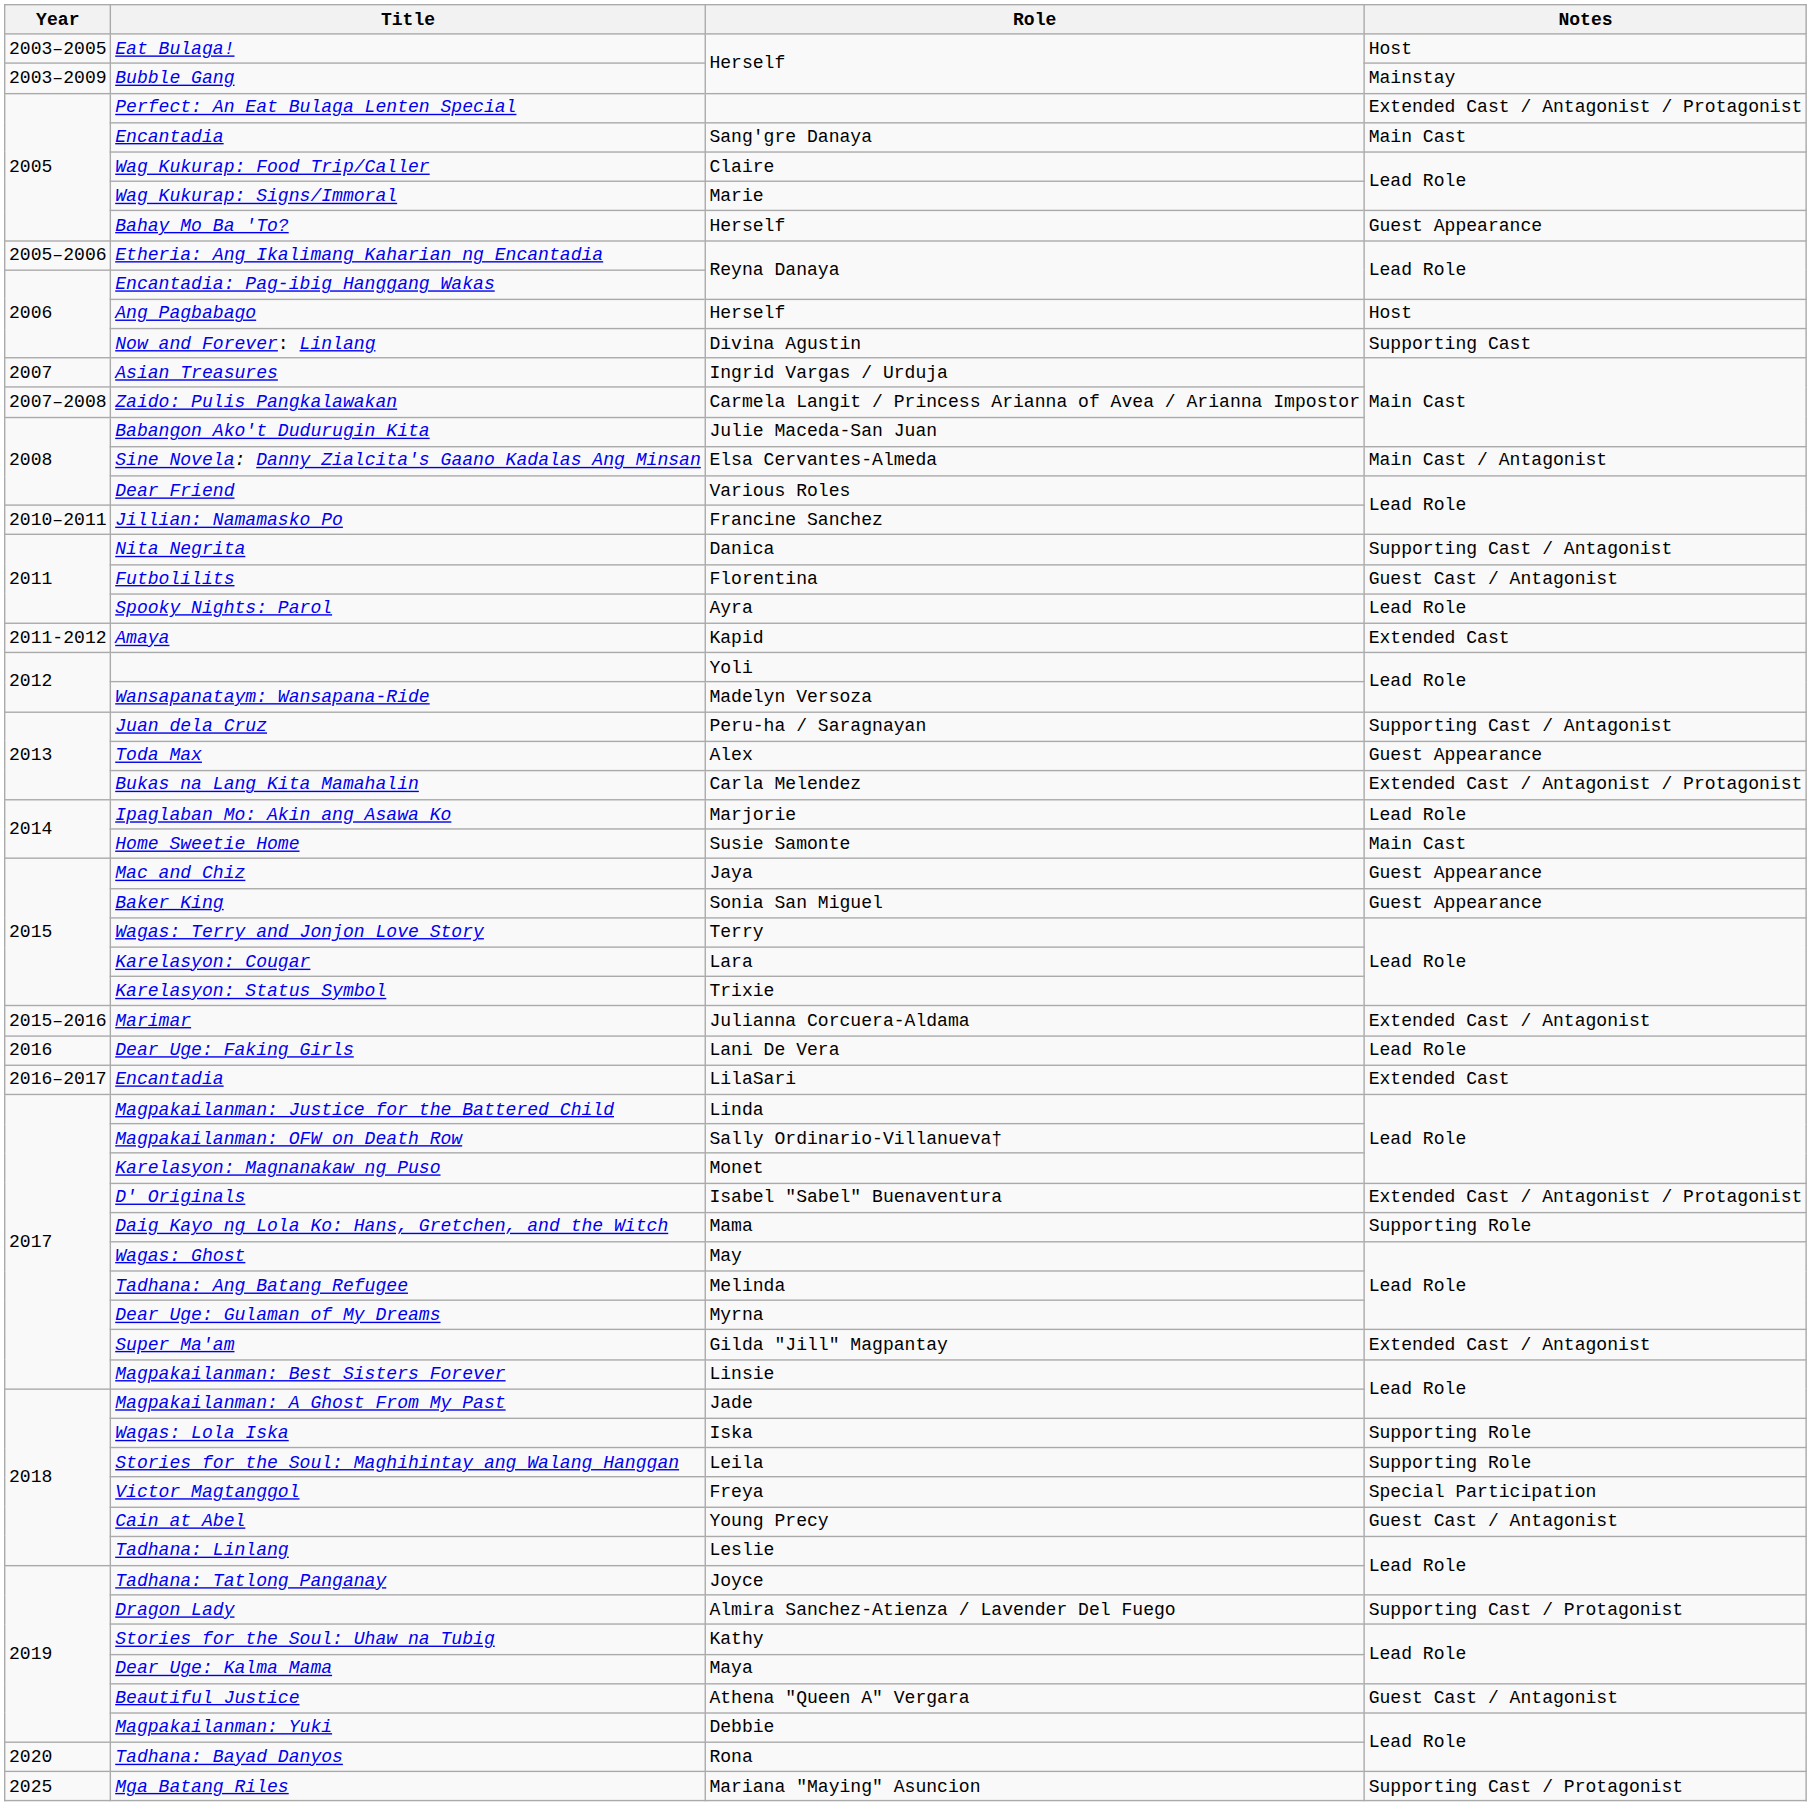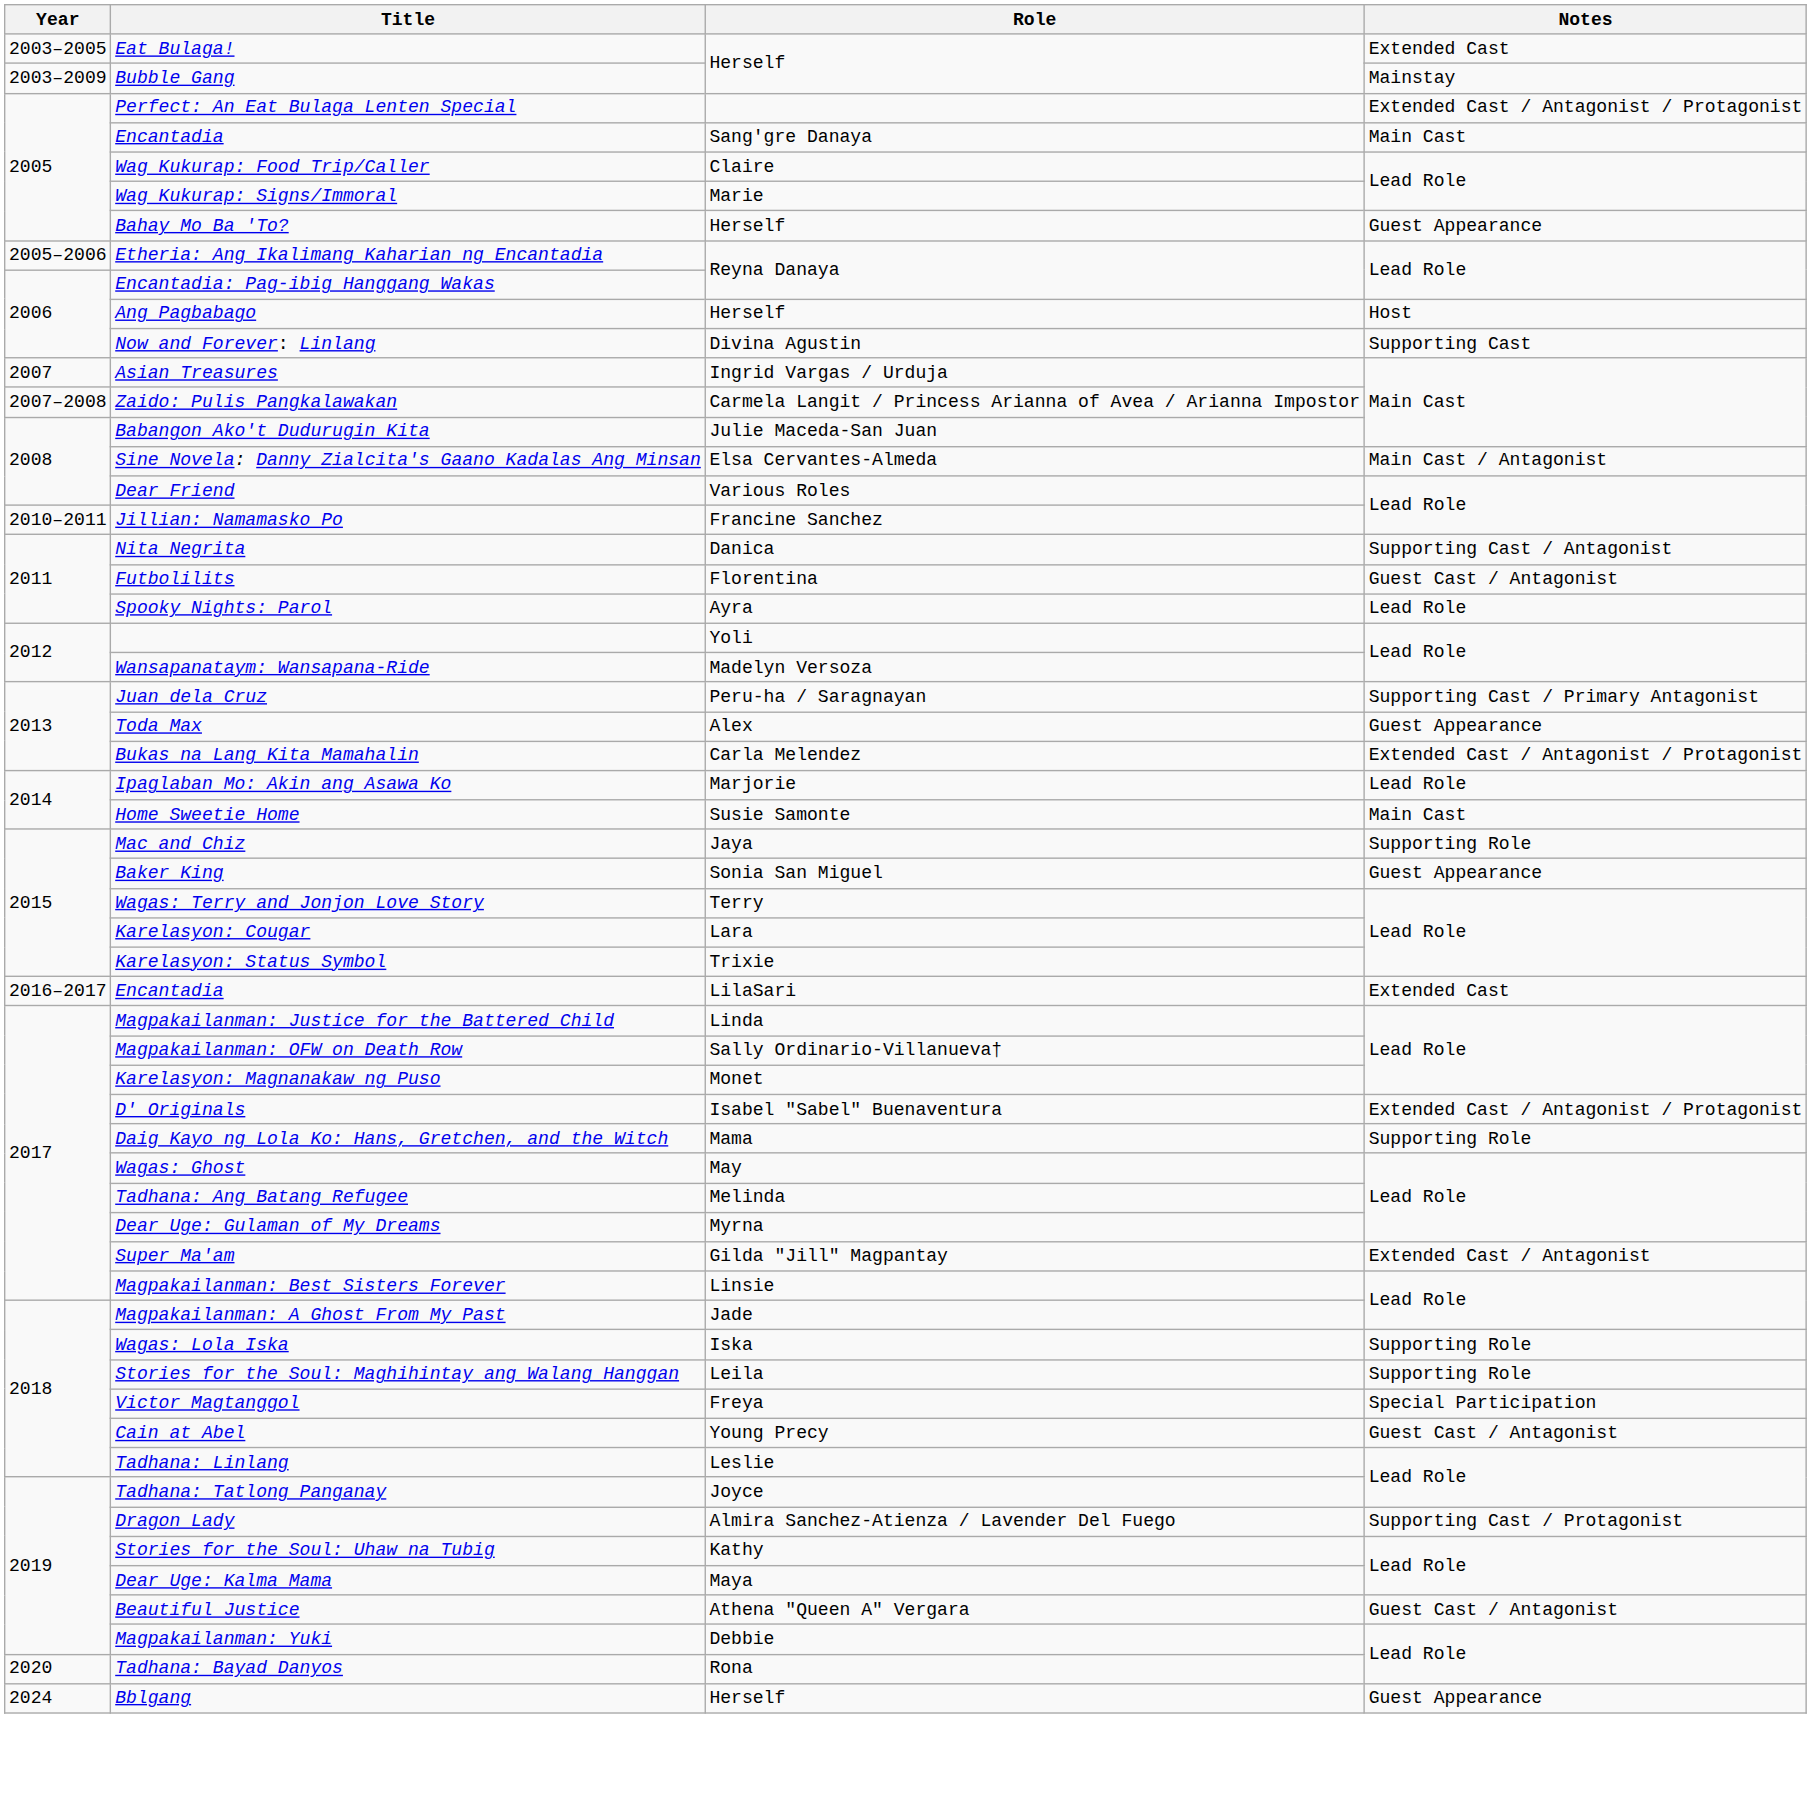(1390, 49) Host -> (1439, 49) Extended Cast
- row: (142, 638)
(1520, 726) Supporting Cast / Antagonist -> (1564, 697) Supporting Cast / Primary Antagonist
(1455, 873) Guest Appearance -> (1450, 844) Supporting Role
- row: (153, 1021)
- row: (234, 1050)
+ row: (153, 1698)
- row: (202, 1786)
